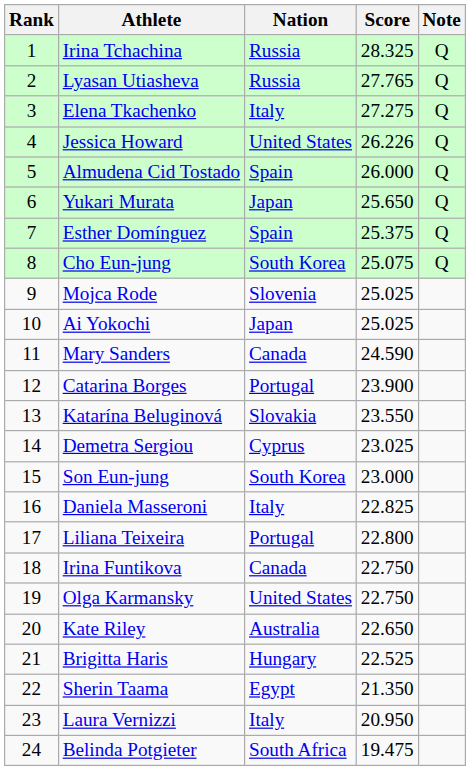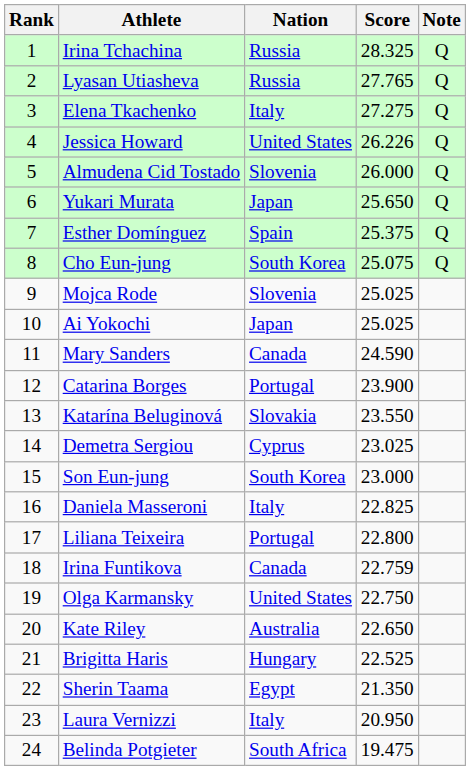(271, 171) Spain -> (283, 171) Slovenia
(387, 567) 22.750 -> (387, 567) 22.759
